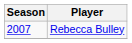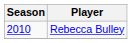(19, 30) 2007 -> (19, 30) 2010
